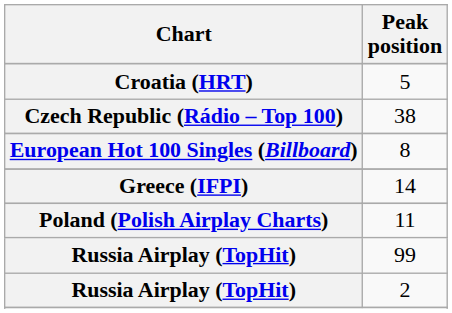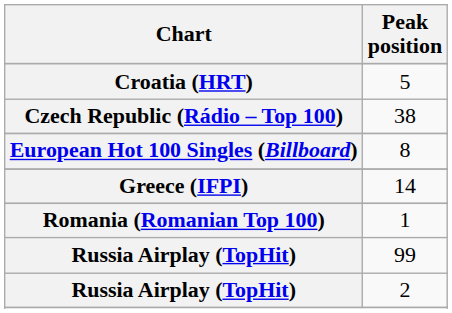- row: (405, 220)
+ row: (405, 220)
